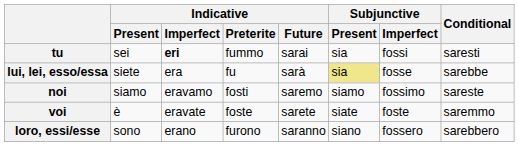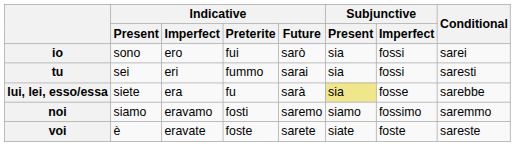+ row: (58, 53)
(172, 53) bold -> (171, 72) normal
(464, 92) sareste -> (466, 111) saremmo
(469, 111) saremmo -> (460, 131) sareste
- row: (58, 131)
